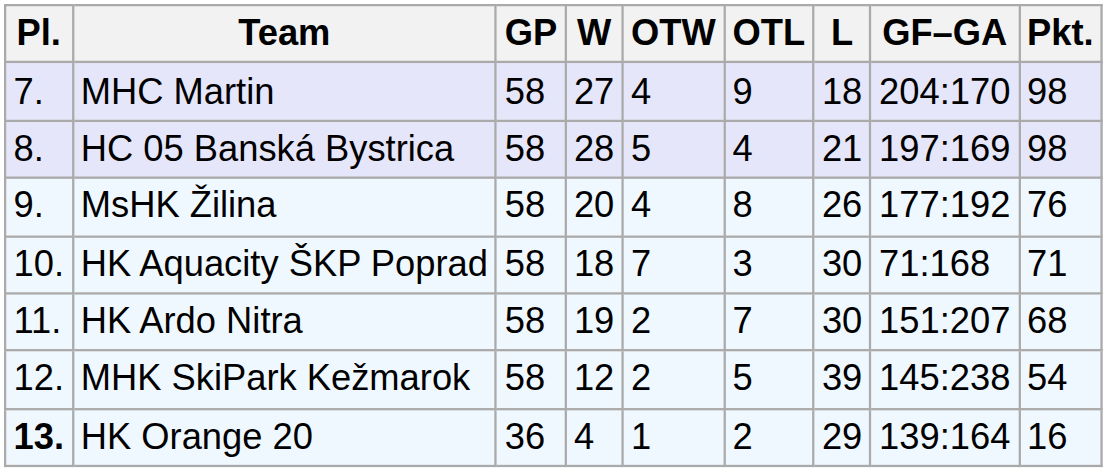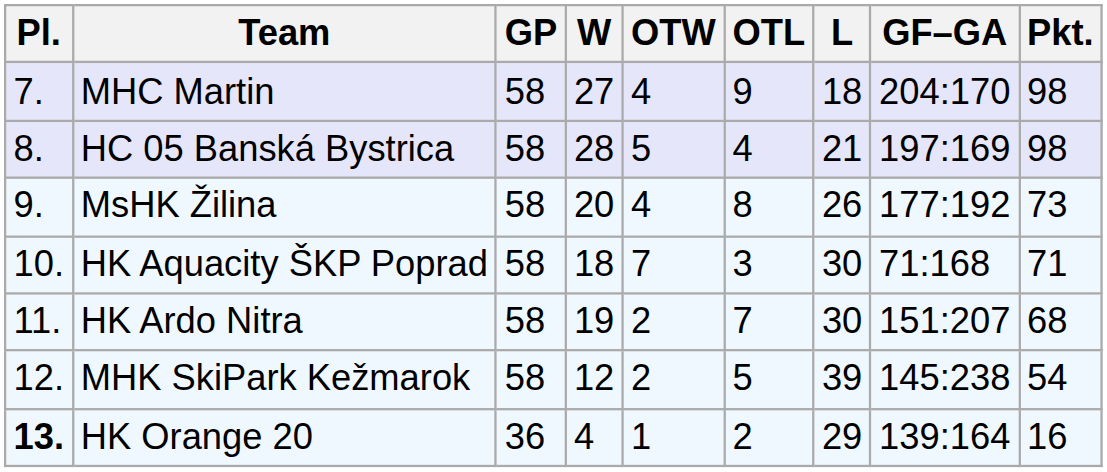(1047, 206) 76 -> (1047, 206) 73
